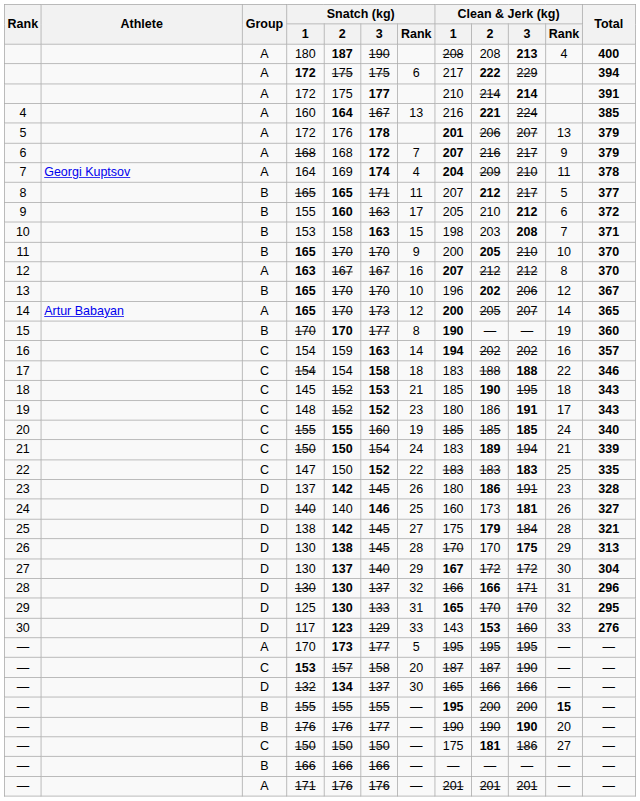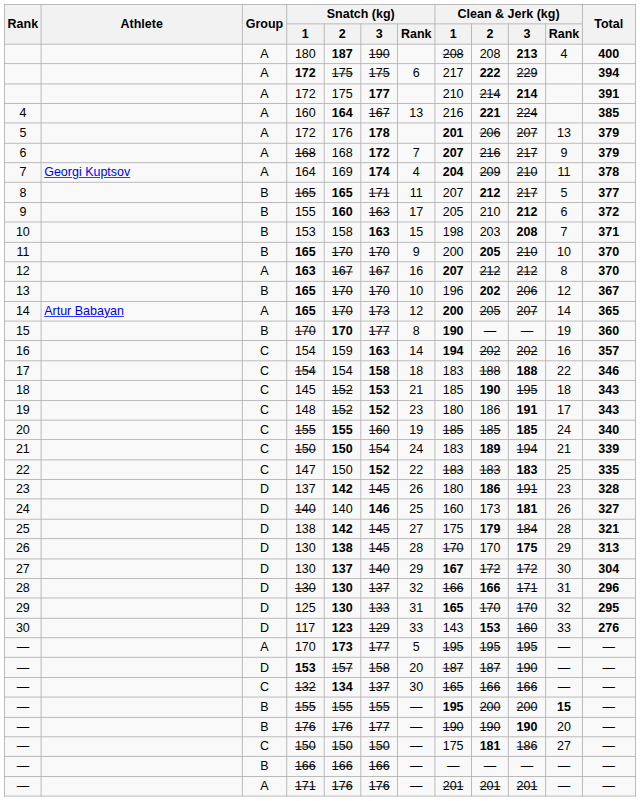(264, 667) C -> (264, 667) D
(264, 687) D -> (264, 687) C
